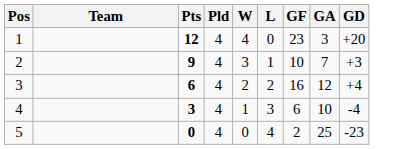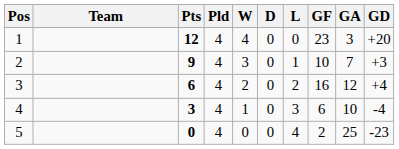+ column: (270, 16)
